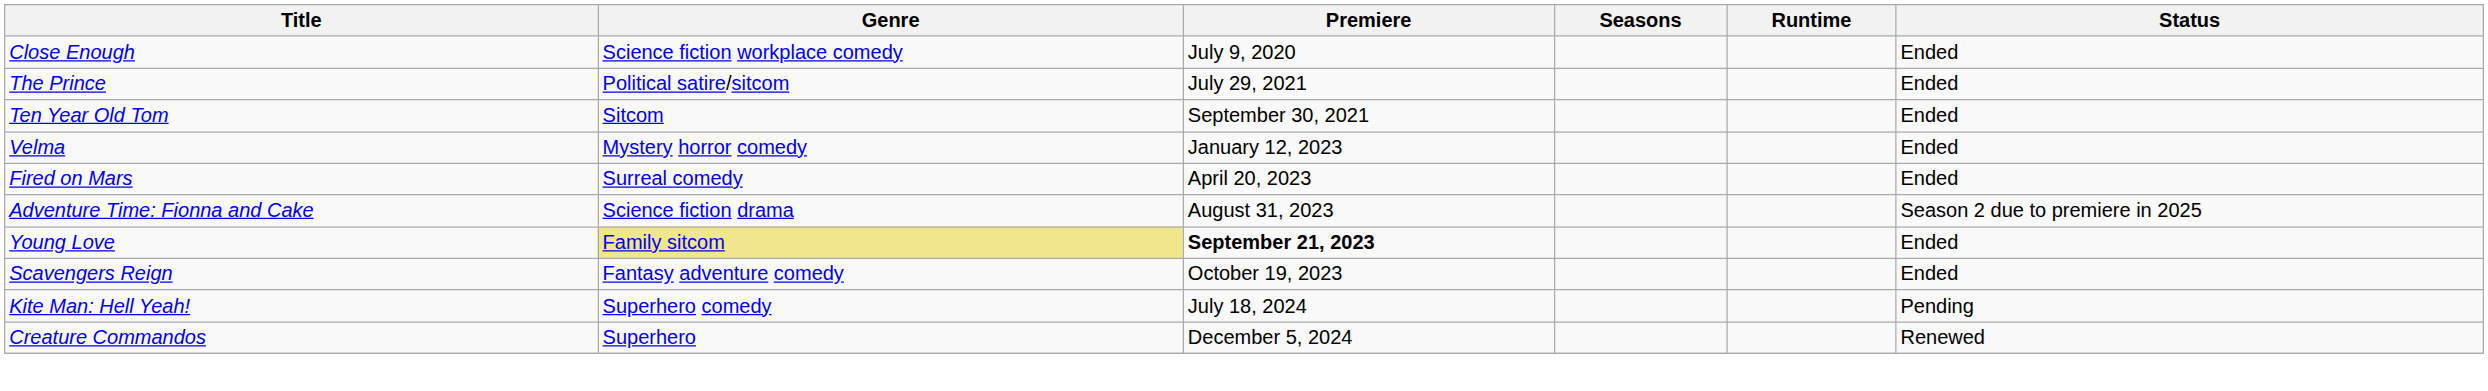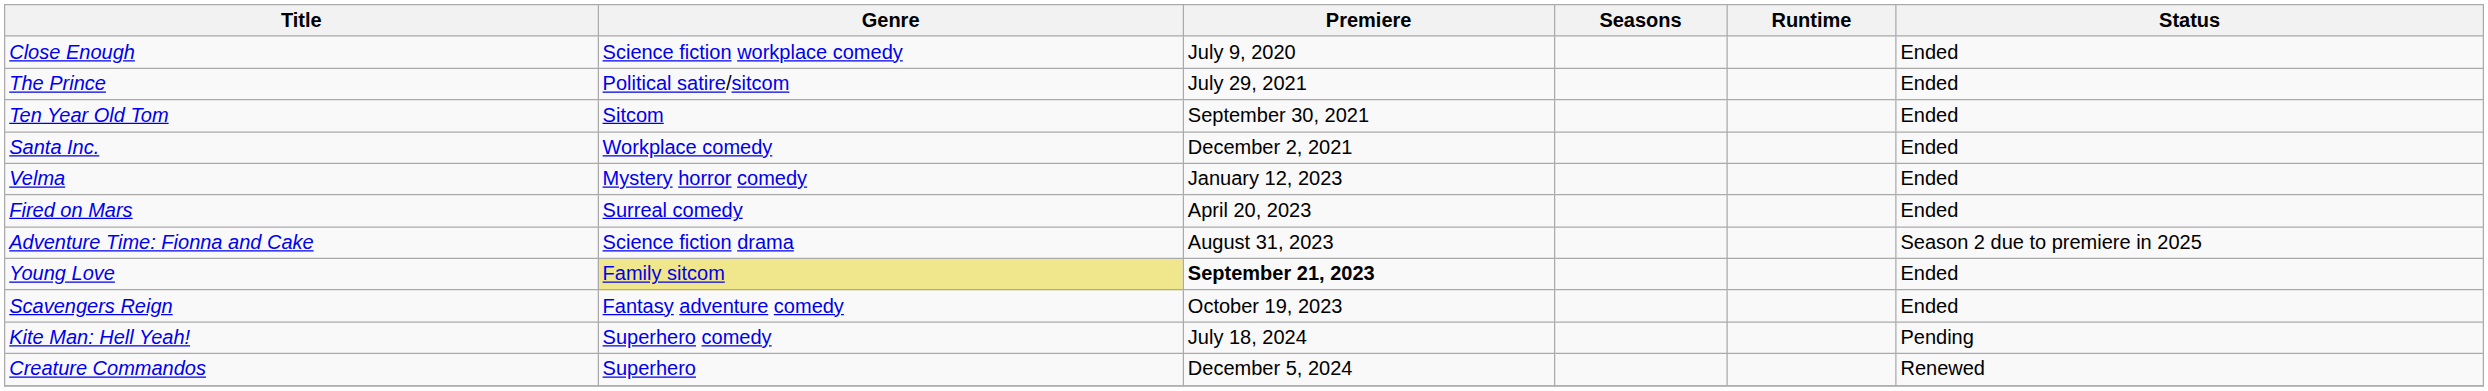+ row: (54, 147)
